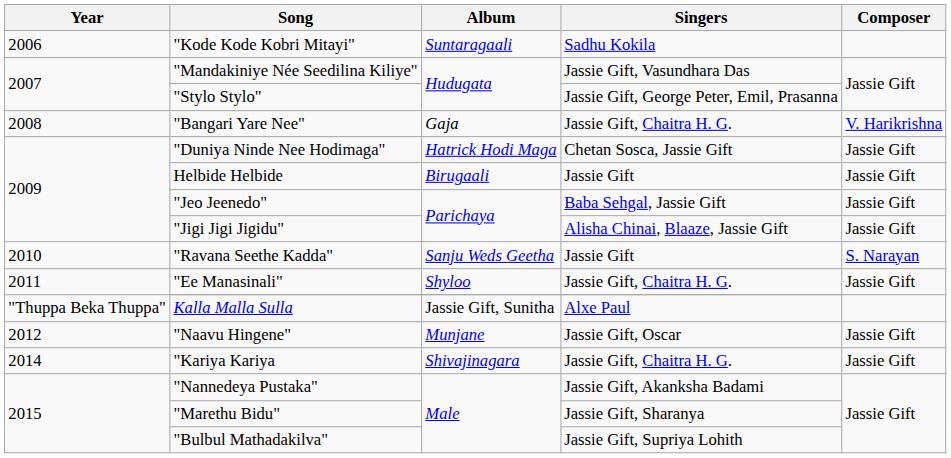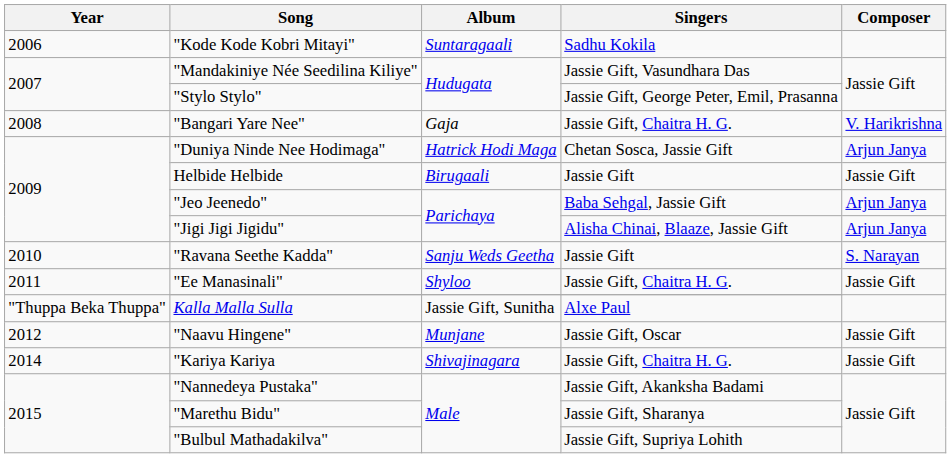(880, 149) Jassie Gift -> (886, 149) Arjun Janya
(880, 202) Jassie Gift -> (886, 202) Arjun Janya
(880, 228) Jassie Gift -> (886, 228) Arjun Janya
